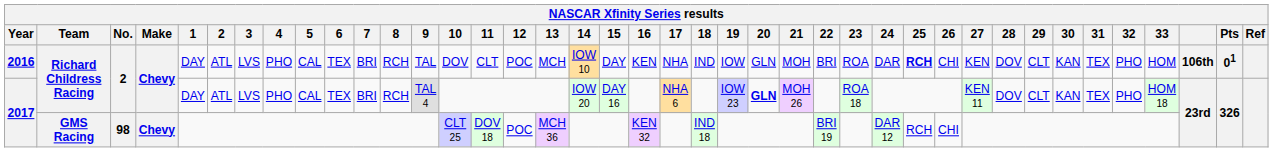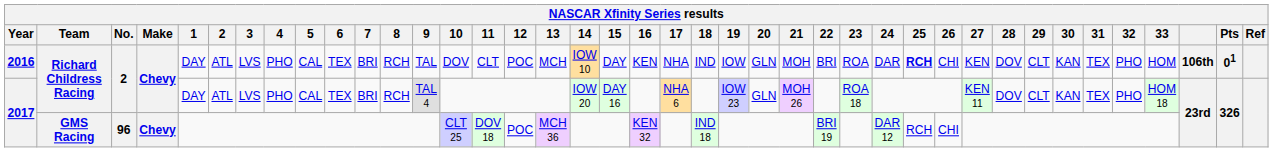(764, 96) bold -> (764, 96) normal
(123, 130) 98 -> (124, 130) 96
